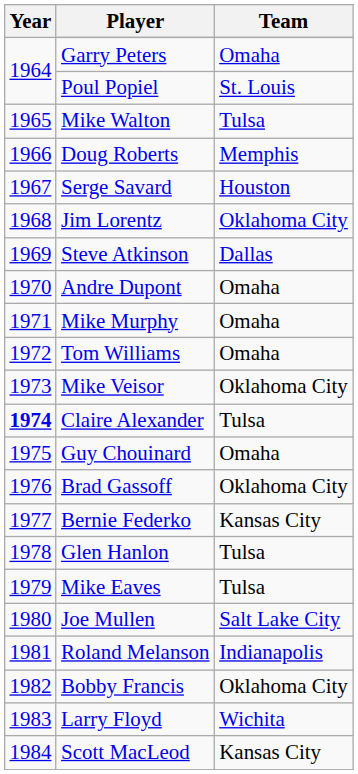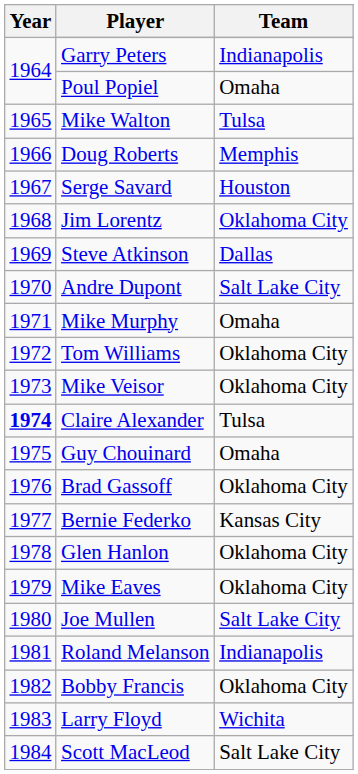(249, 54) Omaha -> (271, 54) Indianapolis
(257, 87) St. Louis -> (249, 87) Omaha
(249, 287) Omaha -> (280, 287) Salt Lake City
(249, 353) Omaha -> (284, 353) Oklahoma City
(242, 552) Tulsa -> (284, 552) Oklahoma City
(242, 586) Tulsa -> (284, 586) Oklahoma City
(270, 752) Kansas City -> (280, 752) Salt Lake City
